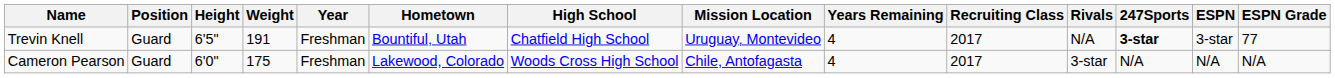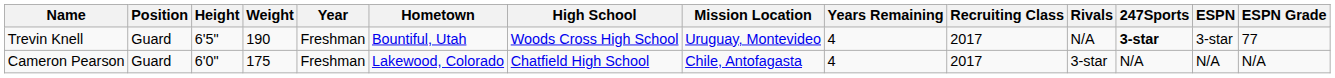(258, 38) 191 -> (258, 38) 190
(580, 38) Chatfield High School -> (595, 38) Woods Cross High School
(595, 61) Woods Cross High School -> (580, 61) Chatfield High School
